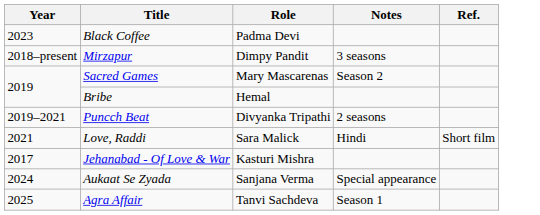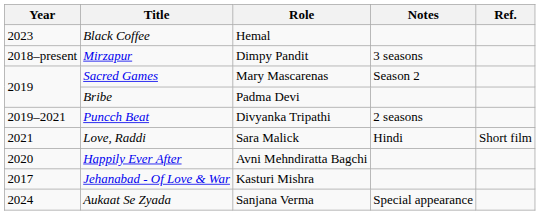(268, 35) Padma Devi -> (253, 35) Hemal
(253, 96) Hemal -> (268, 96) Padma Devi
+ row: (132, 158)
- row: (113, 199)
